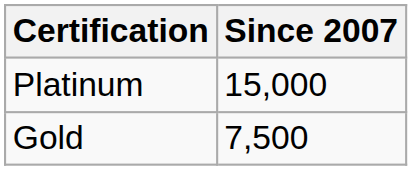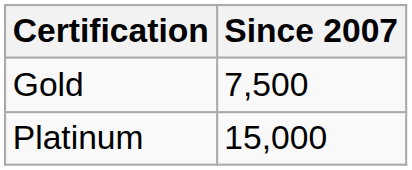rows swapped: (48, 137) <-> (78, 84)
